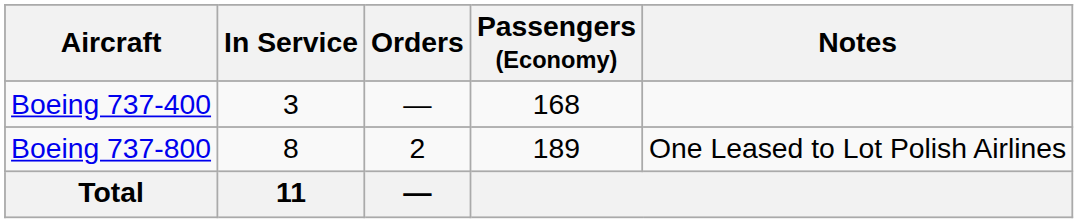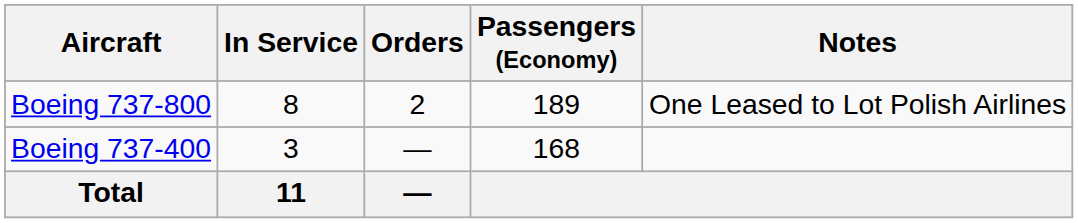rows swapped: (111, 103) <-> (111, 148)
